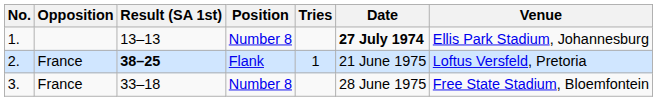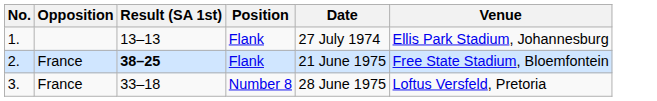- column: (315, 15)
(260, 38) Number 8 -> (246, 38) Flank
(381, 38) bold -> (339, 38) normal
(510, 61) Loftus Versfeld, Pretoria -> (501, 61) Free State Stadium, Bloemfontein
(541, 84) Free State Stadium, Bloemfontein -> (469, 84) Loftus Versfeld, Pretoria
